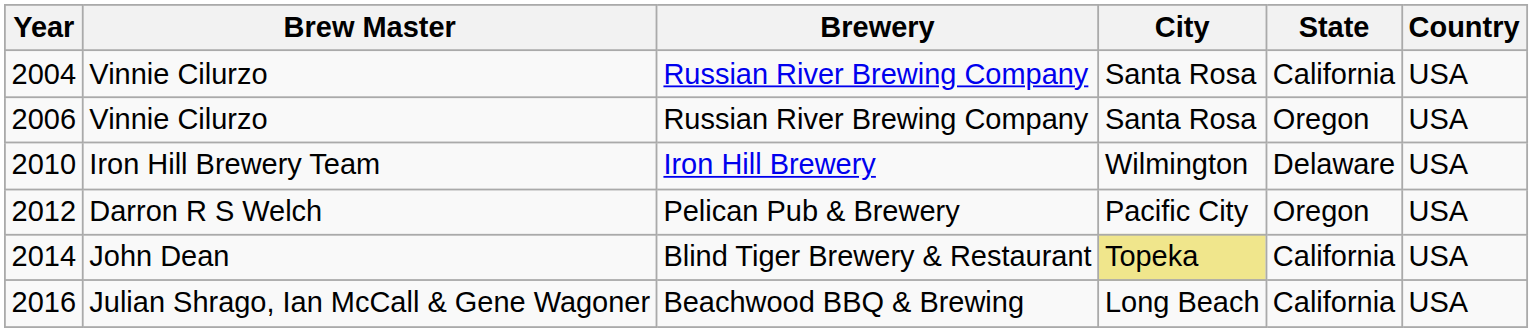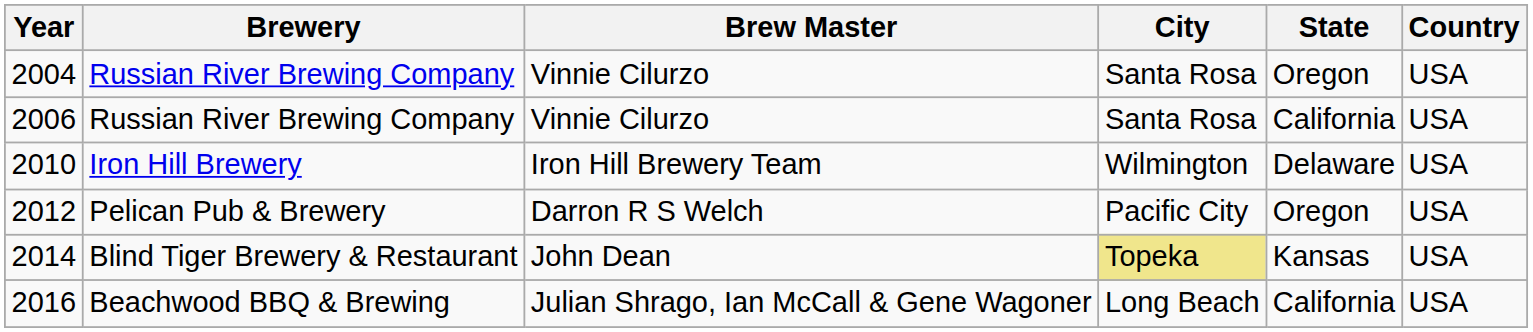columns swapped: (877, 27) <-> (370, 27)
(1334, 73) California -> (1321, 73) Oregon
(1321, 119) Oregon -> (1334, 119) California
(1334, 257) California -> (1321, 257) Kansas
